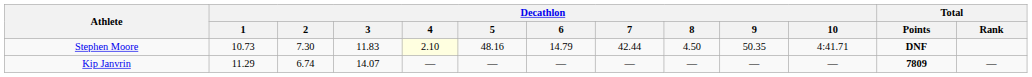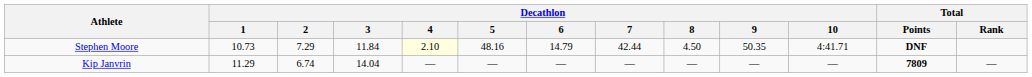(305, 47) 7.30 -> (305, 47) 7.29
(368, 47) 11.83 -> (368, 47) 11.84
(368, 64) 14.07 -> (368, 64) 14.04
